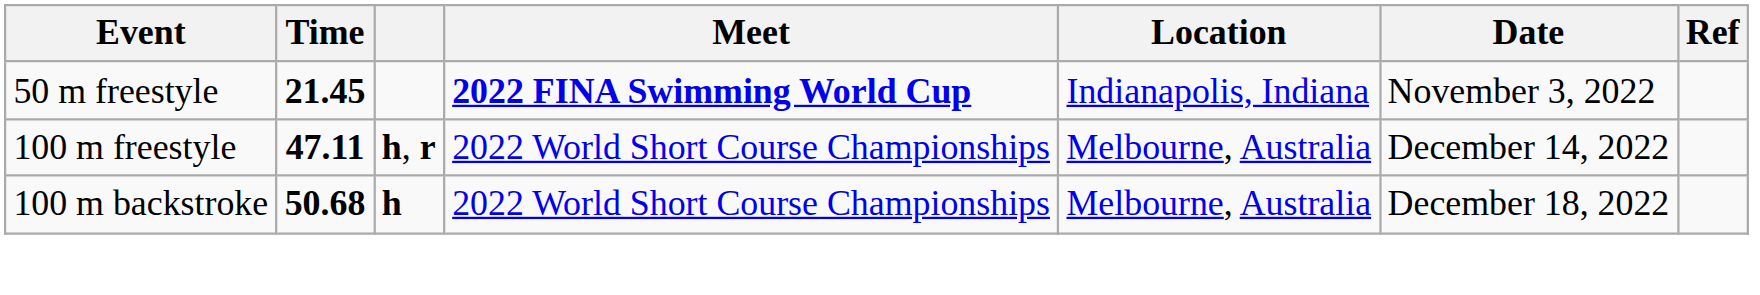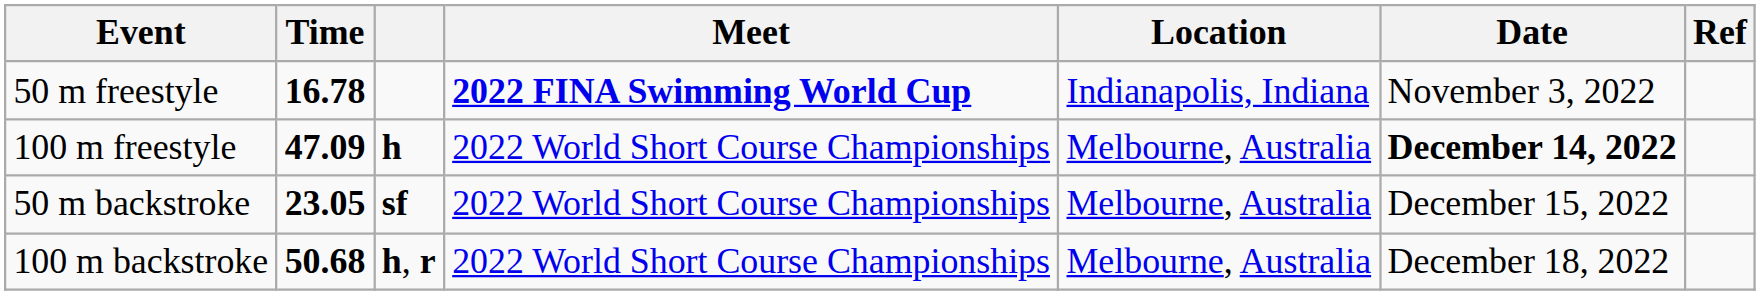(325, 89) 21.45 -> (325, 89) 16.78
(325, 146) 47.11 -> (325, 146) 47.09
(409, 146) h, r -> (392, 146) h
(1528, 146) normal -> (1532, 146) bold
+ row: (132, 203)
(392, 203) h -> (409, 260) h, r
